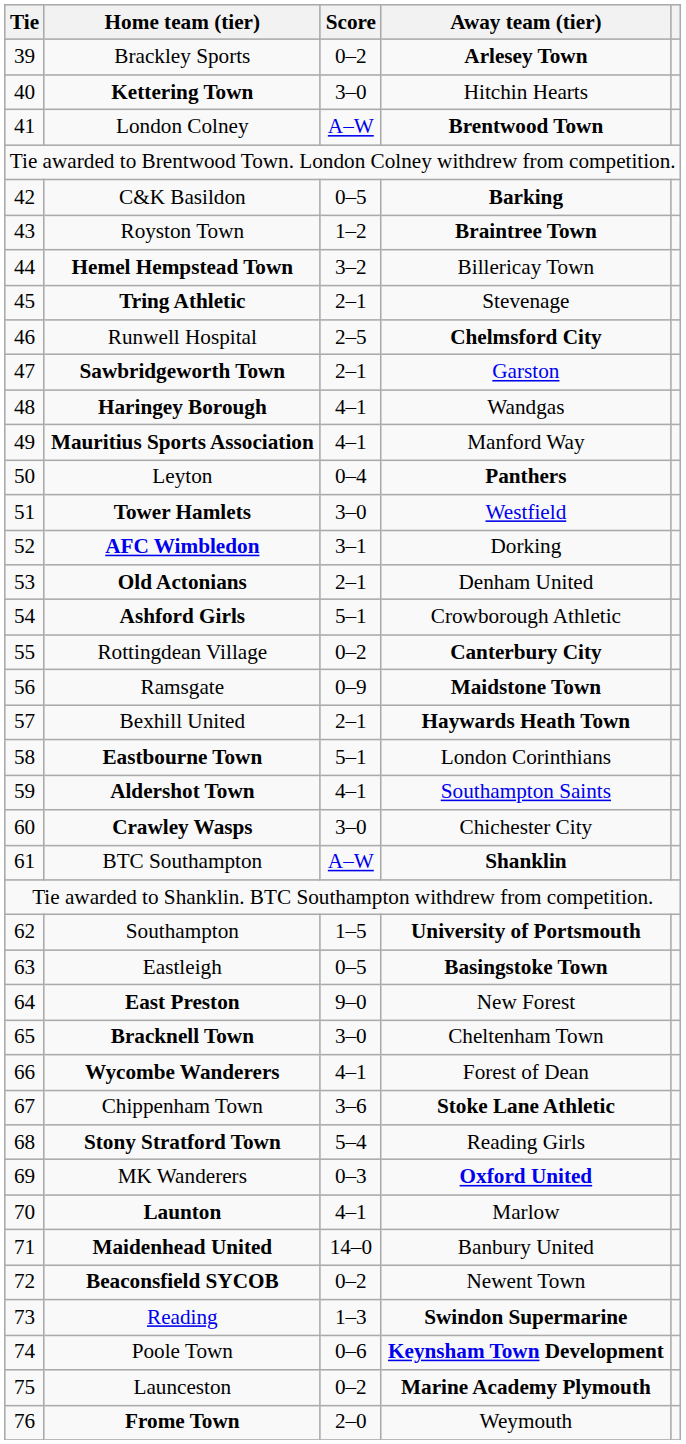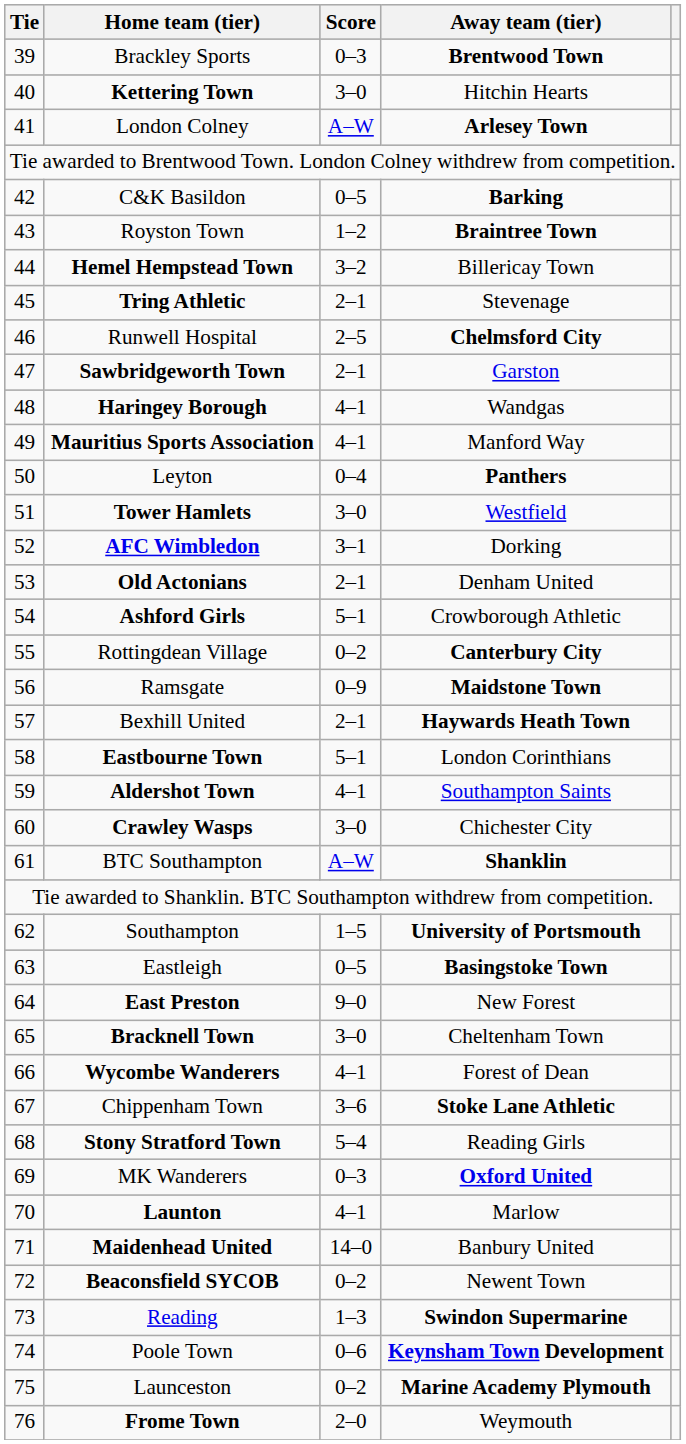(351, 56) 0–2 -> (351, 56) 0–3
(526, 56) Arlesey Town -> (526, 56) Brentwood Town
(526, 126) Brentwood Town -> (526, 126) Arlesey Town
